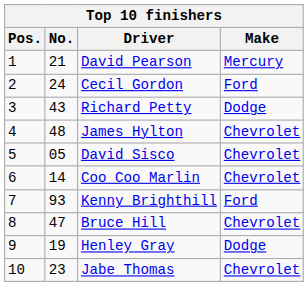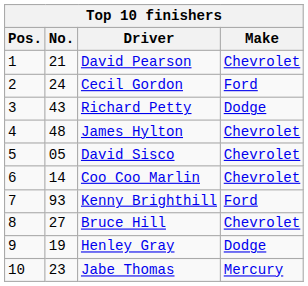(254, 62) Mercury -> (262, 62) Chevrolet
(57, 224) 47 -> (57, 224) 27
(262, 270) Chevrolet -> (254, 270) Mercury
